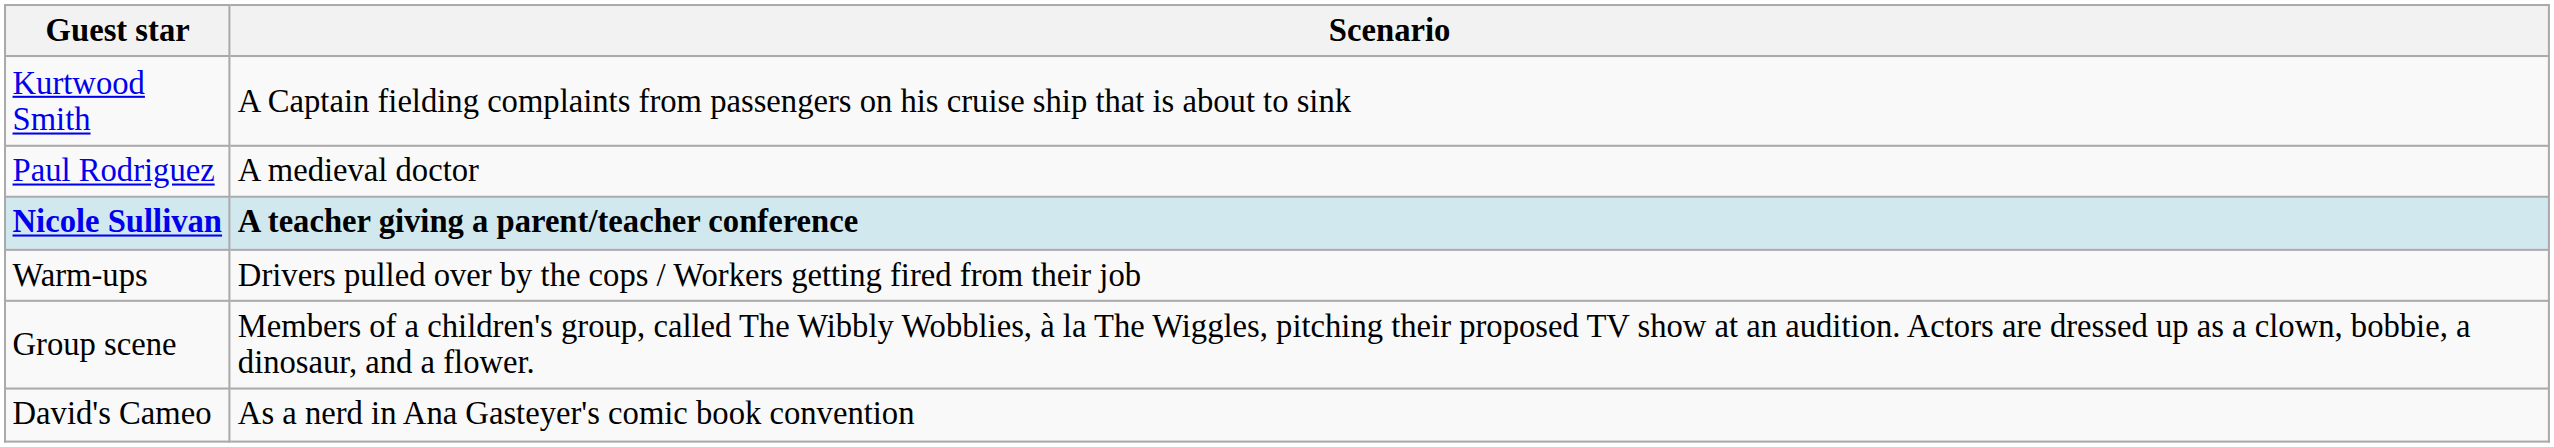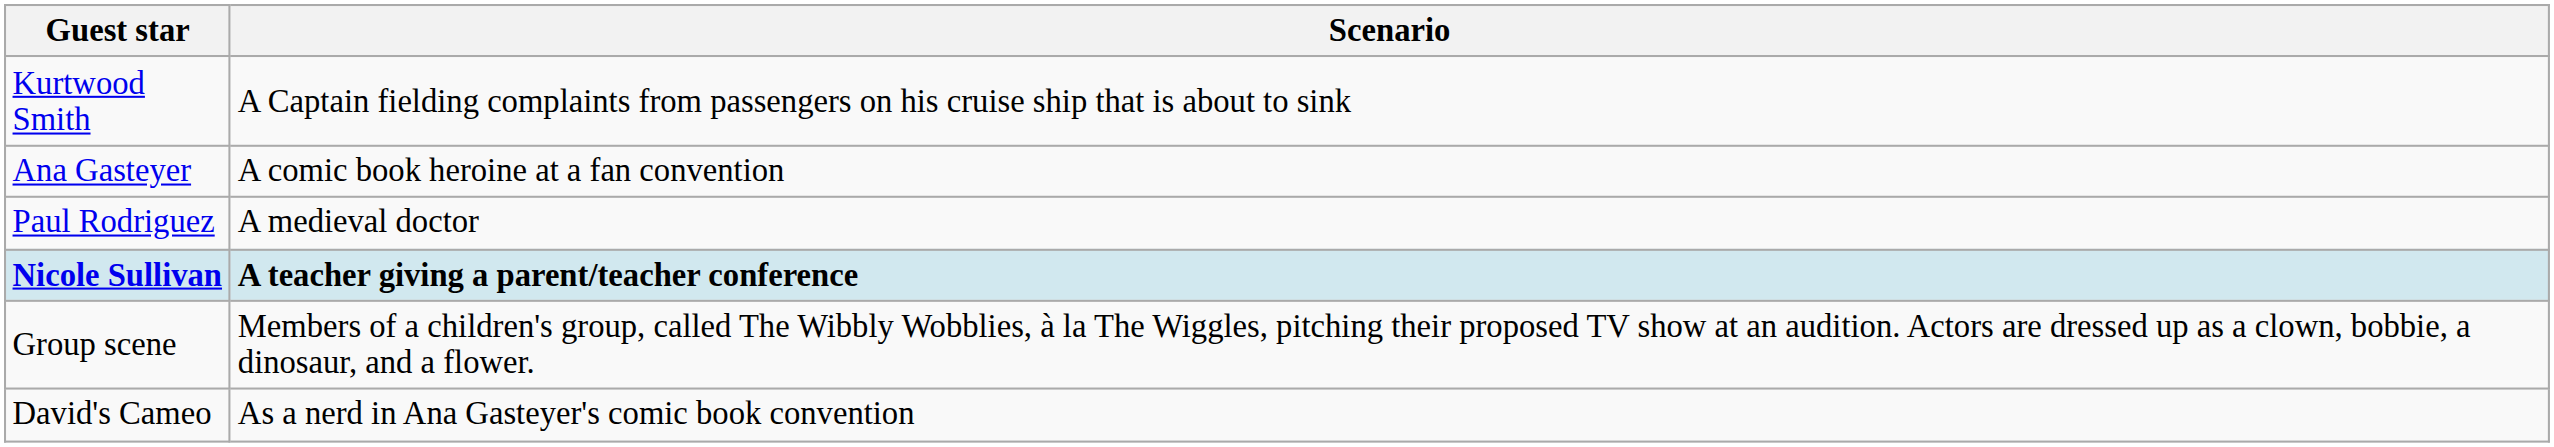+ row: (102, 170)
- row: (80, 274)
